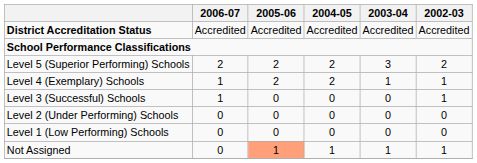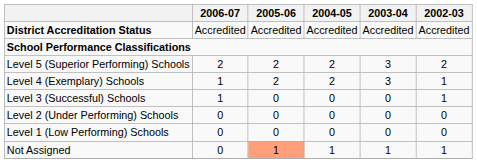(388, 81) 1 -> (388, 81) 3
